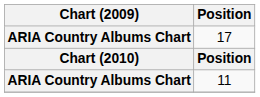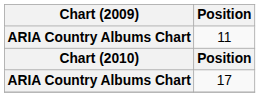rows swapped: (224, 80) <-> (224, 37)
